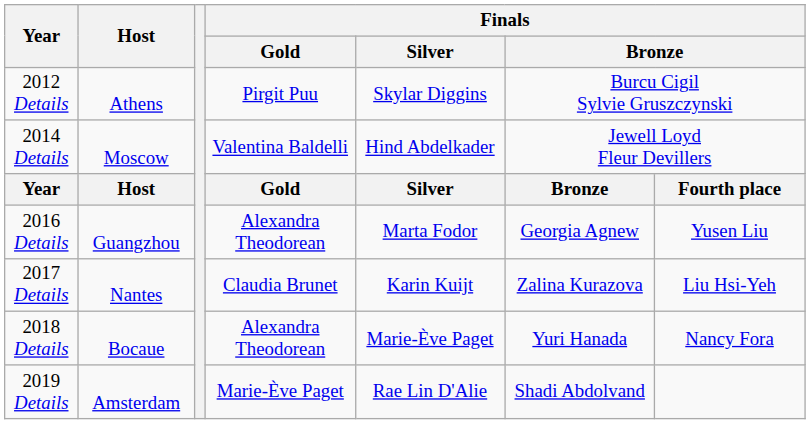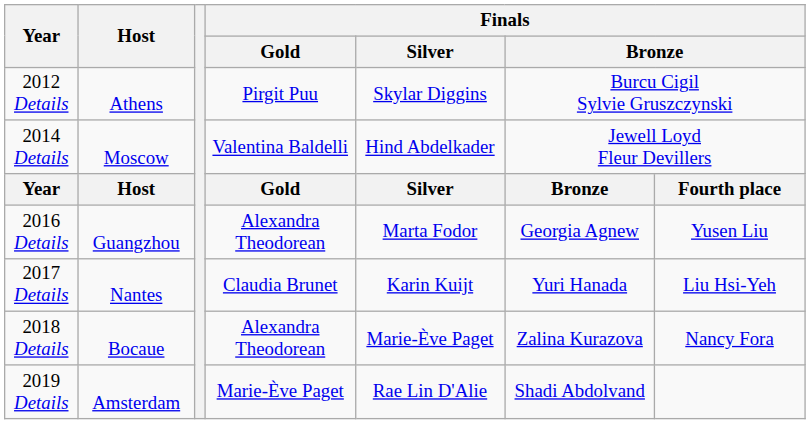(580, 285) Zalina Kurazova -> (580, 285) Yuri Hanada
(580, 338) Yuri Hanada -> (580, 338) Zalina Kurazova
